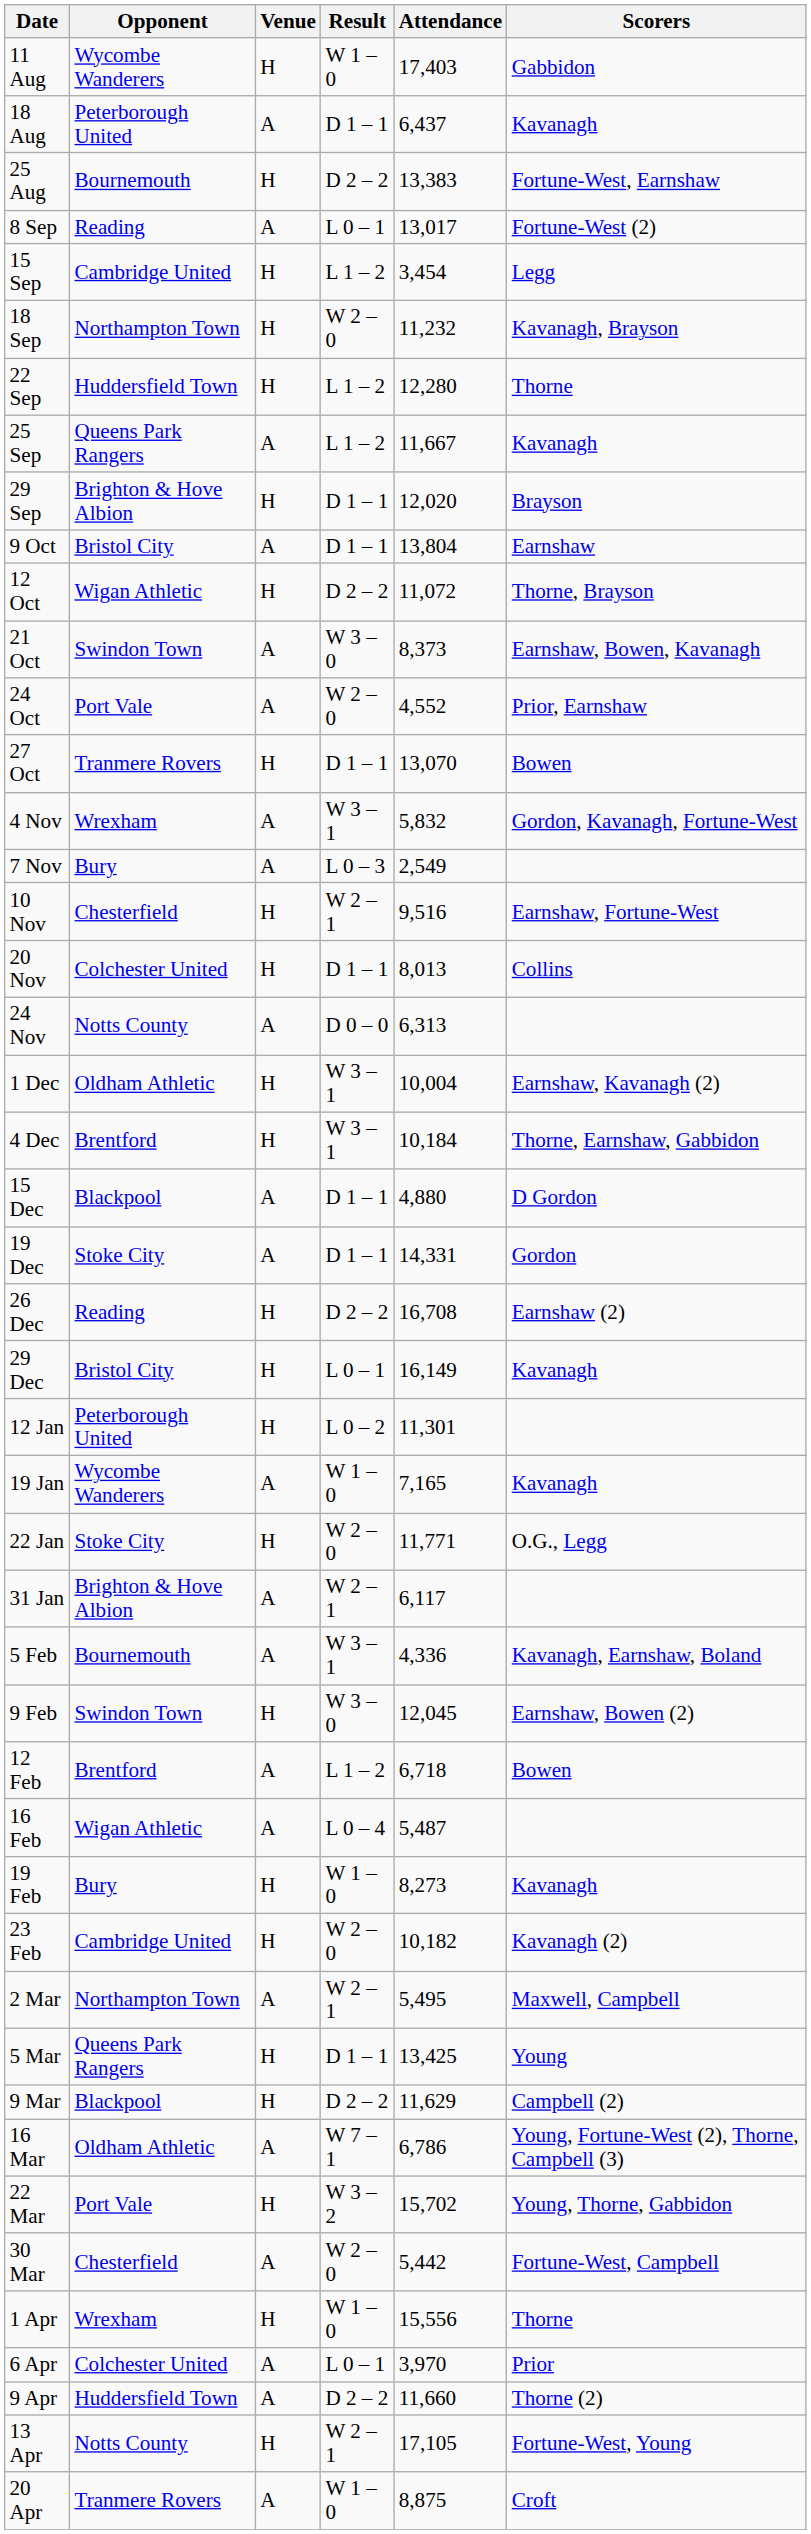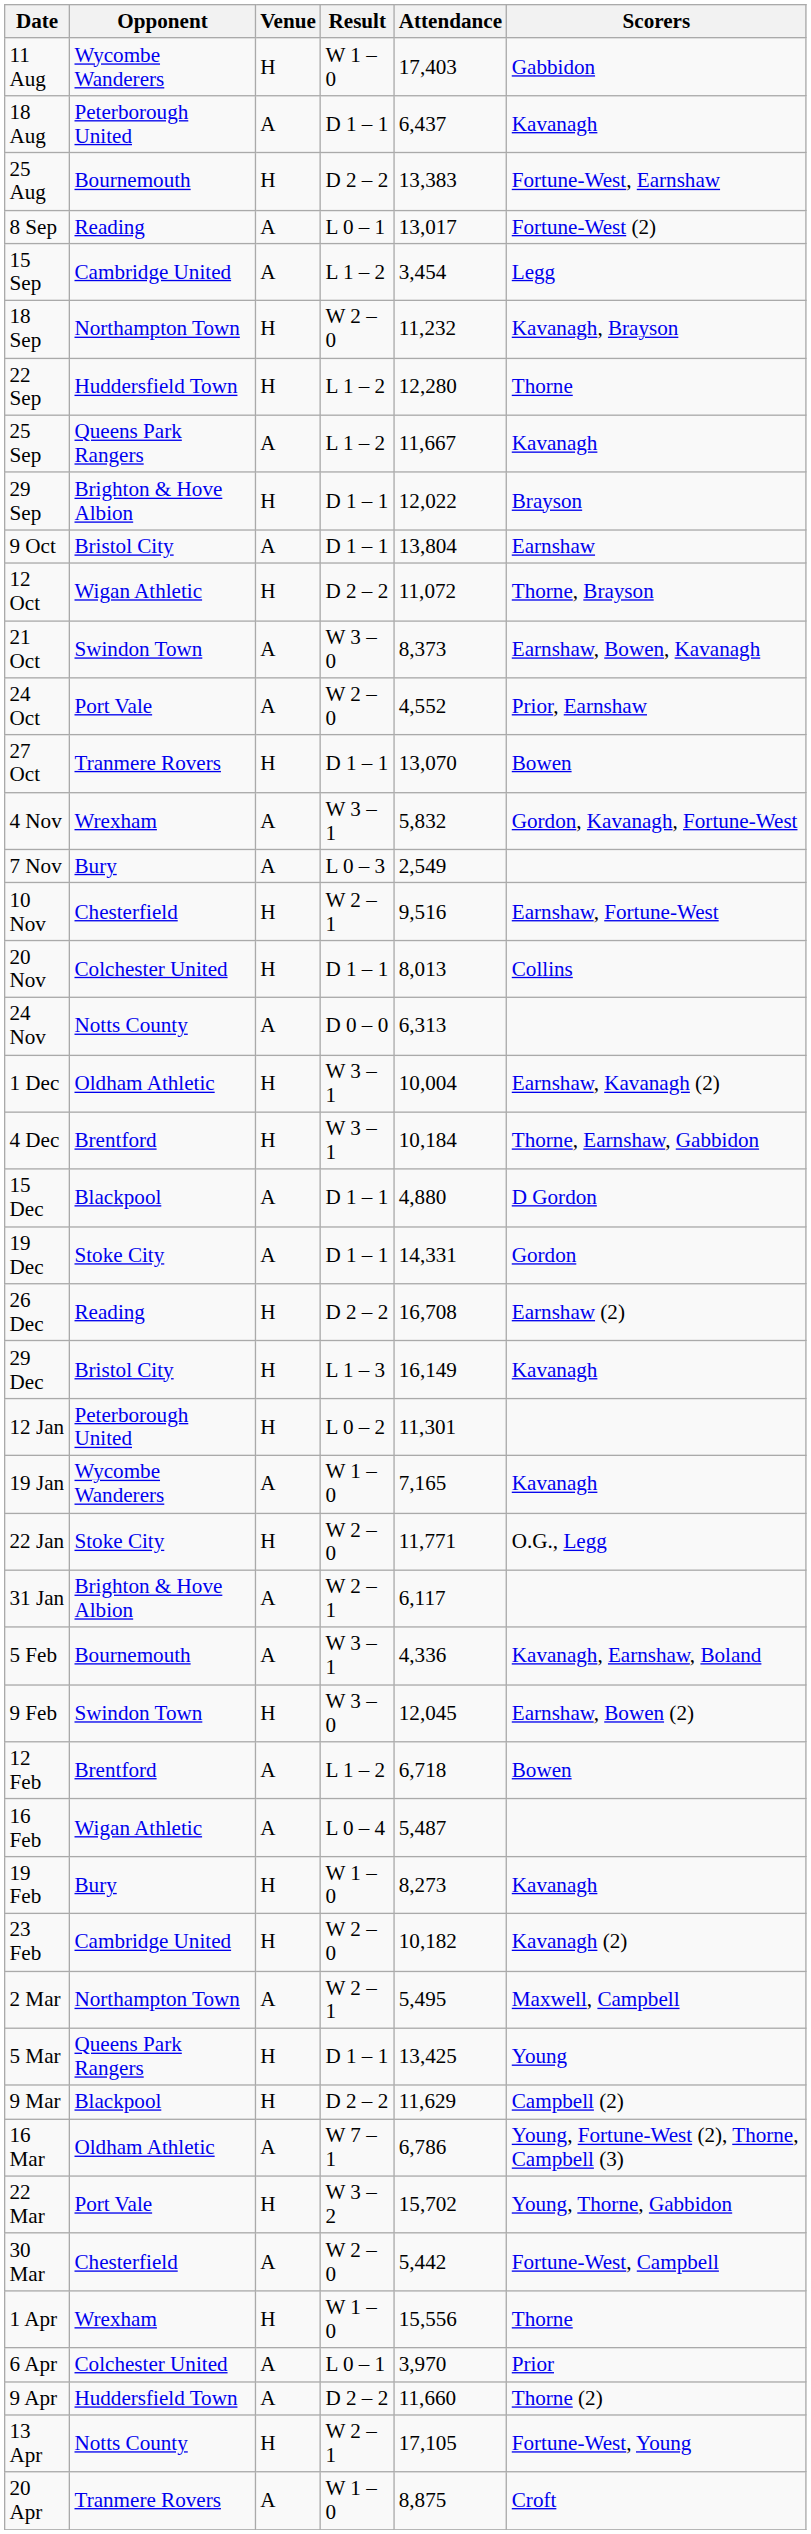(268, 271) H -> (268, 271) A
(428, 500) 12,020 -> (428, 500) 12,022
(355, 1369) L 0 – 1 -> (355, 1369) L 1 – 3
